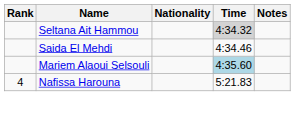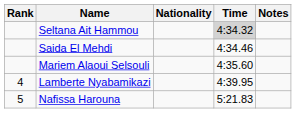(234, 65) lightblue background -> (235, 65) no background
+ row: (95, 83)
(20, 83) 4 -> (20, 100) 5
